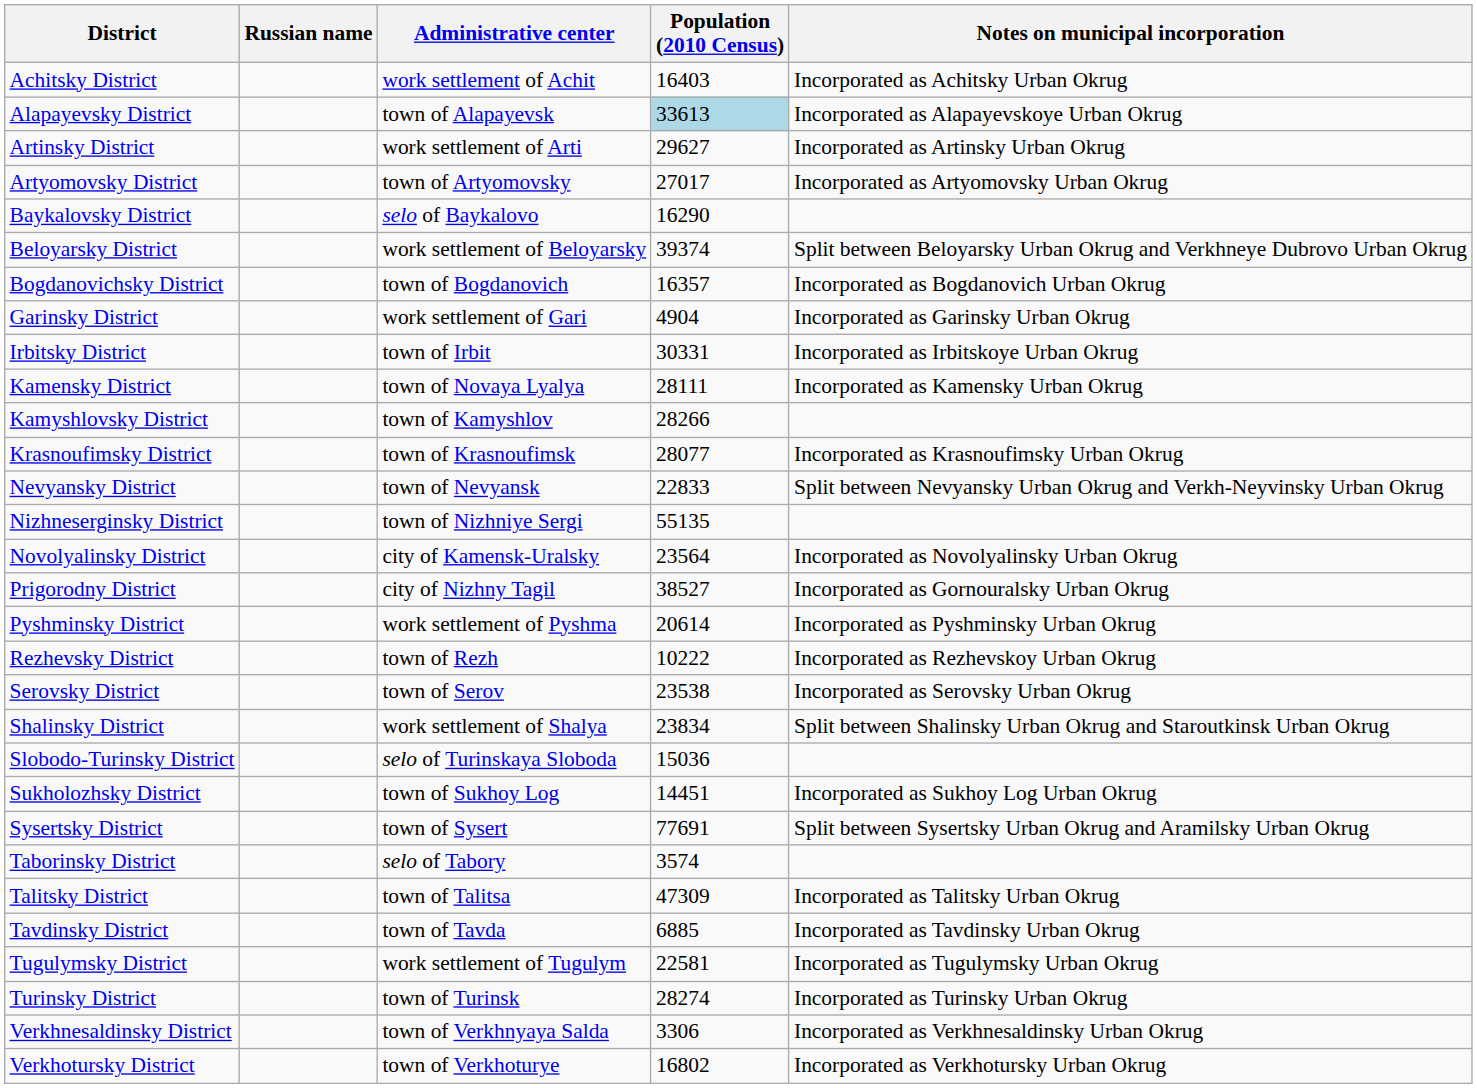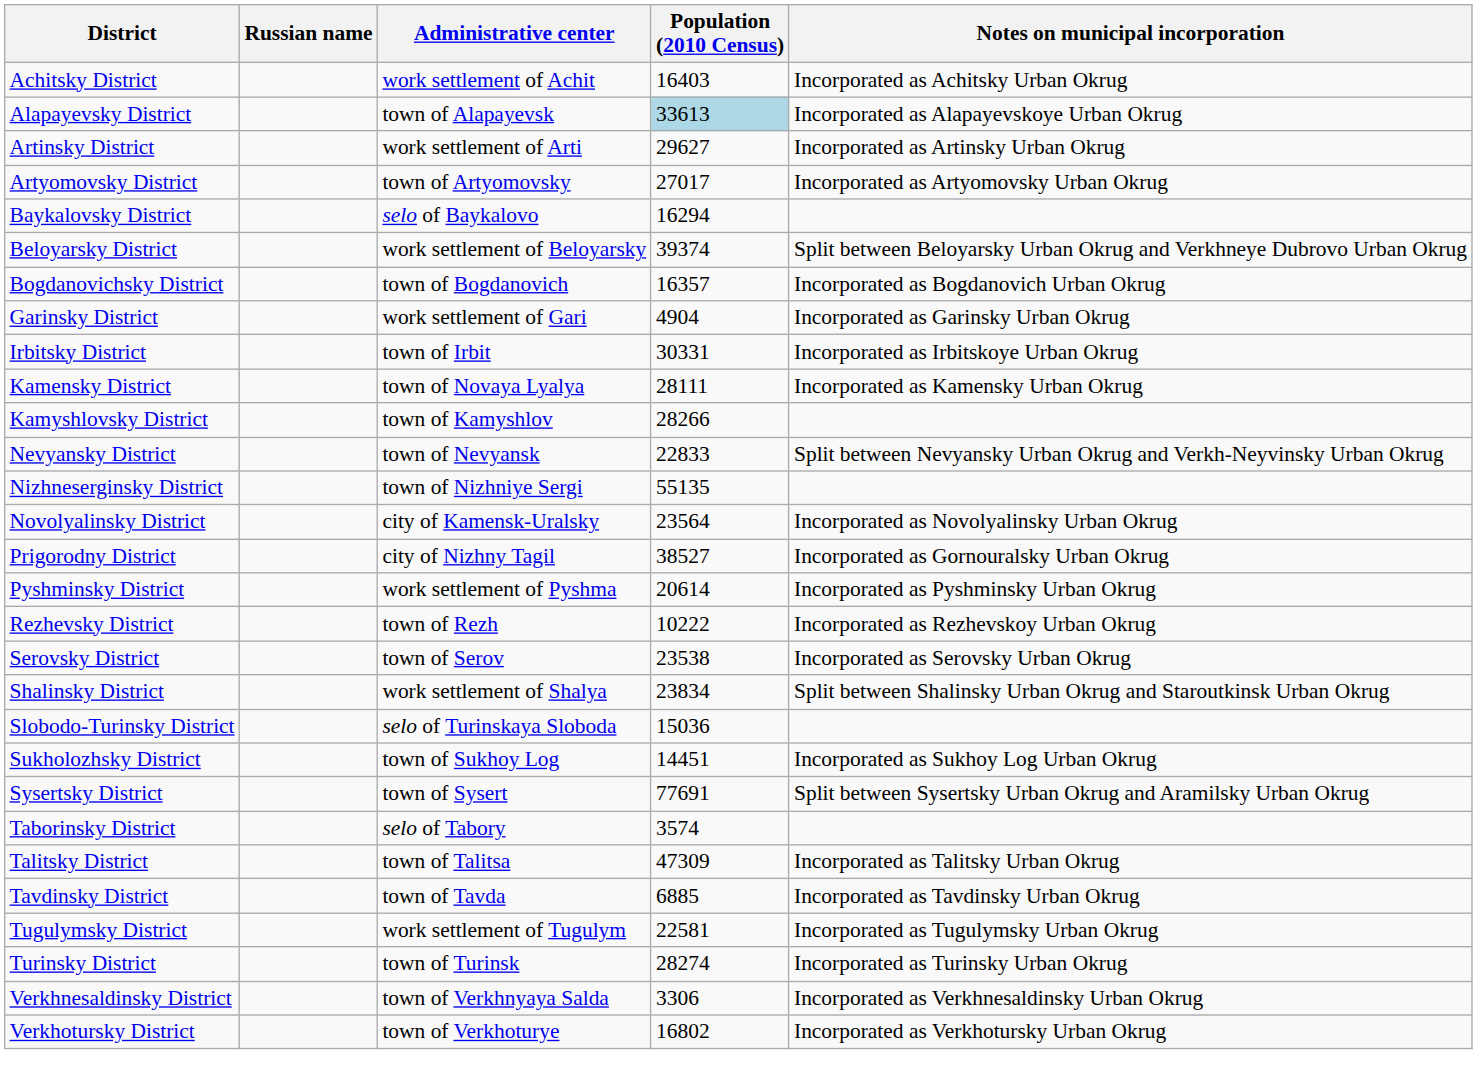(683, 215) 16290 -> (683, 215) 16294
- row: (111, 453)
